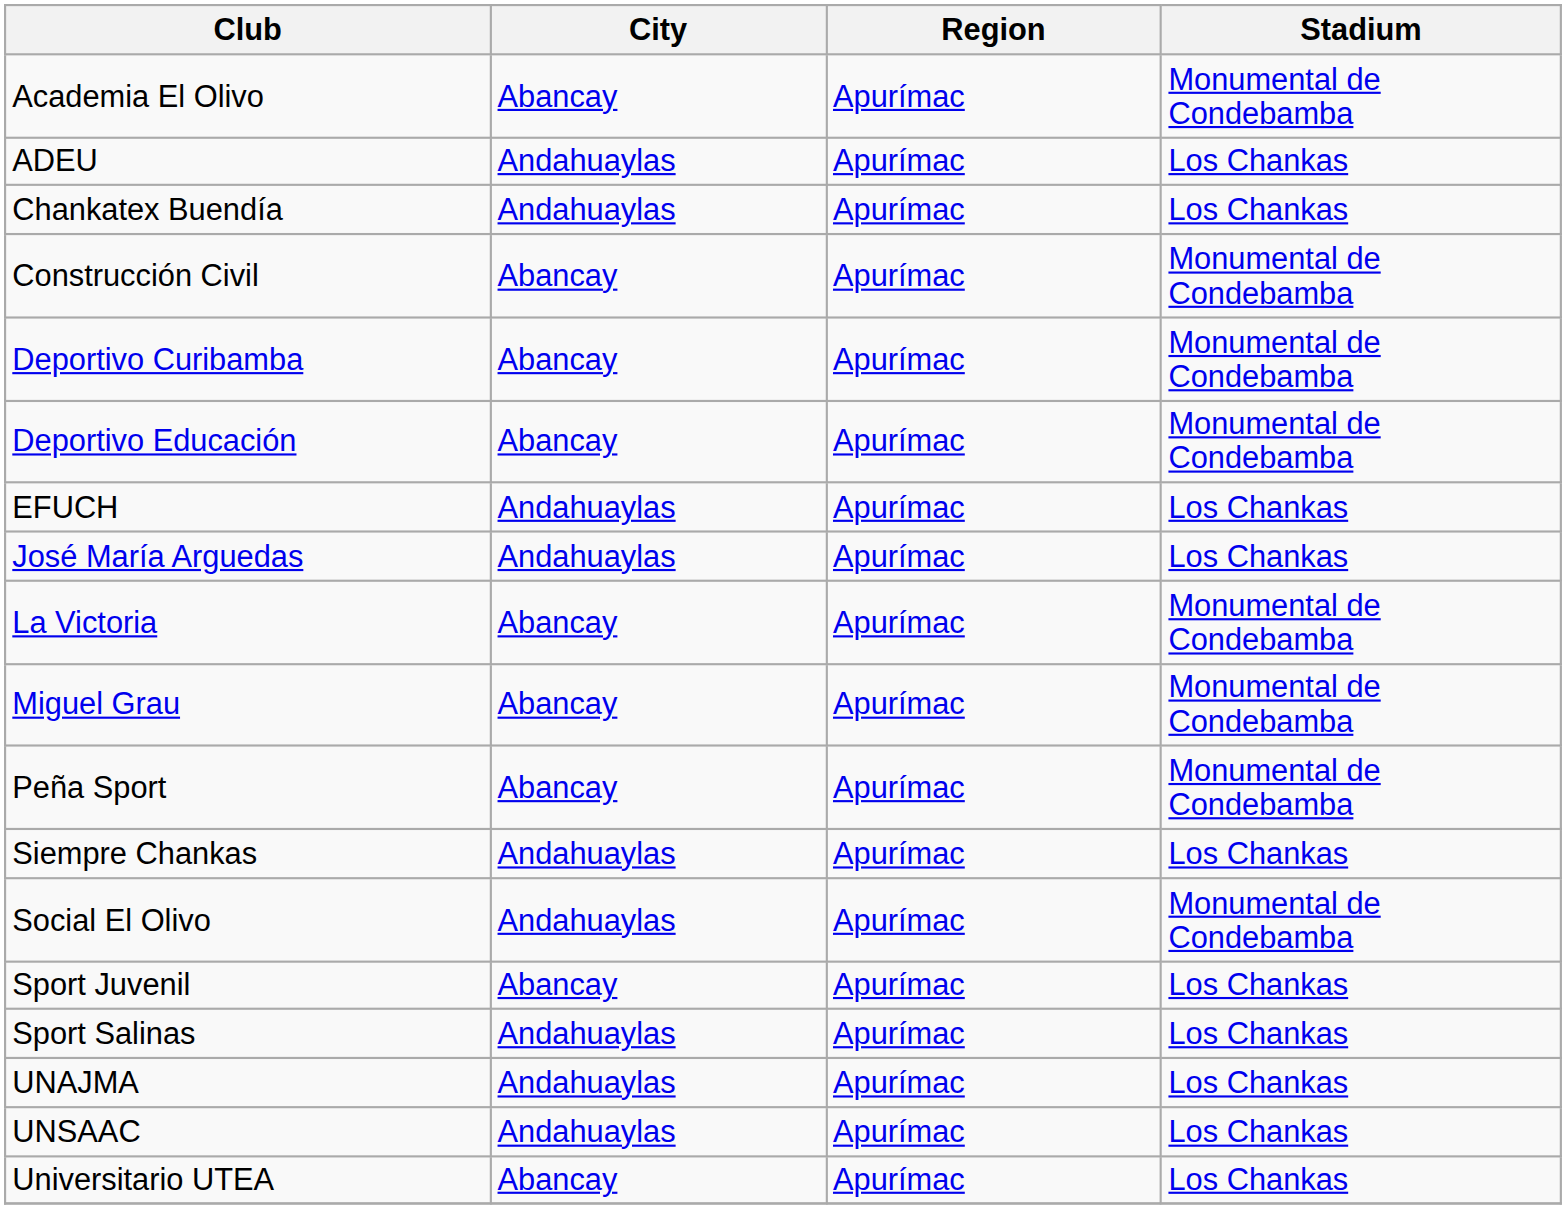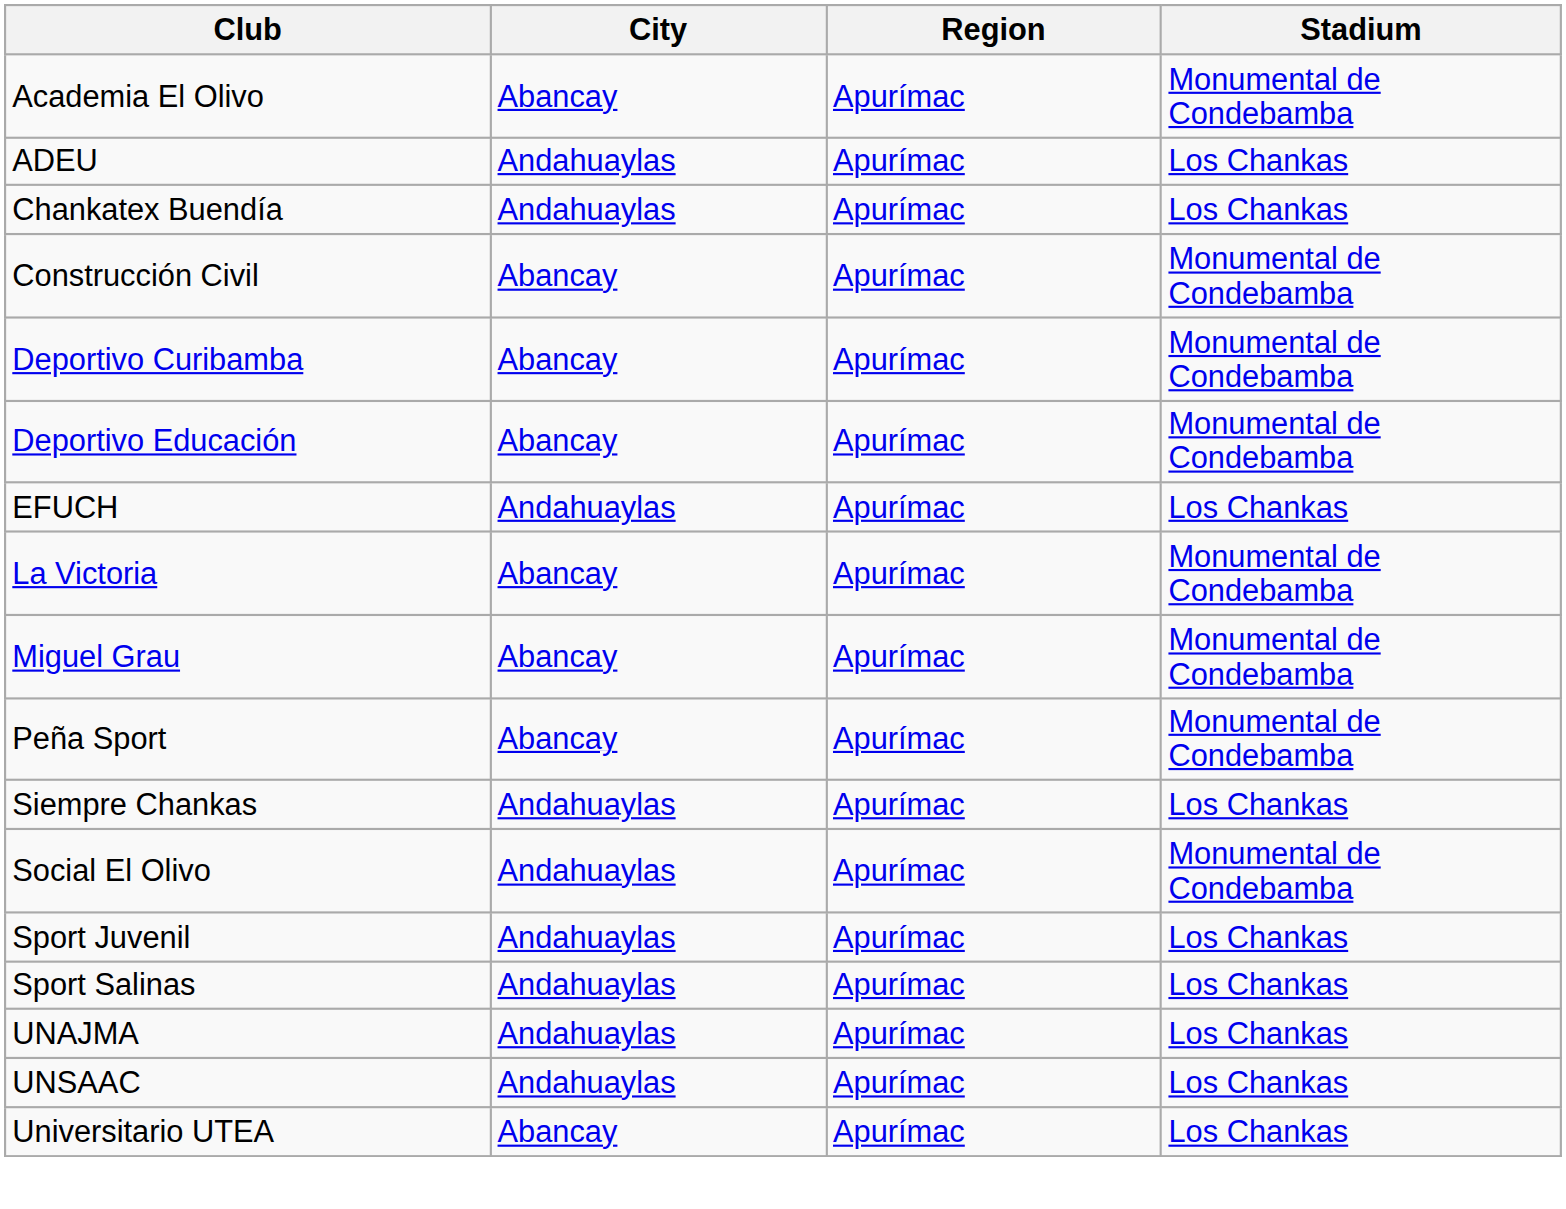- row: (158, 556)
(557, 985) Abancay -> (587, 937) Andahuaylas
